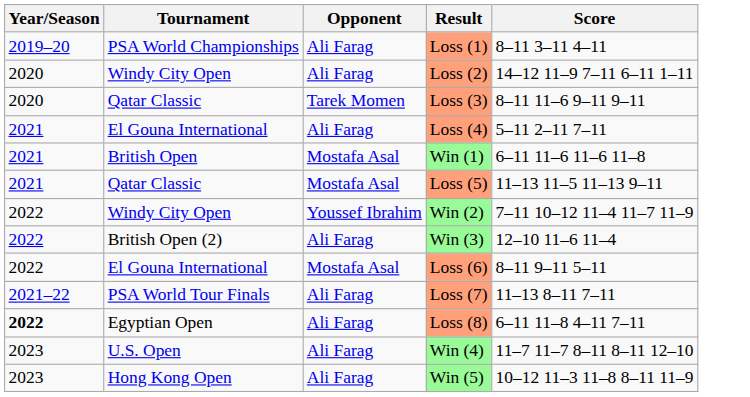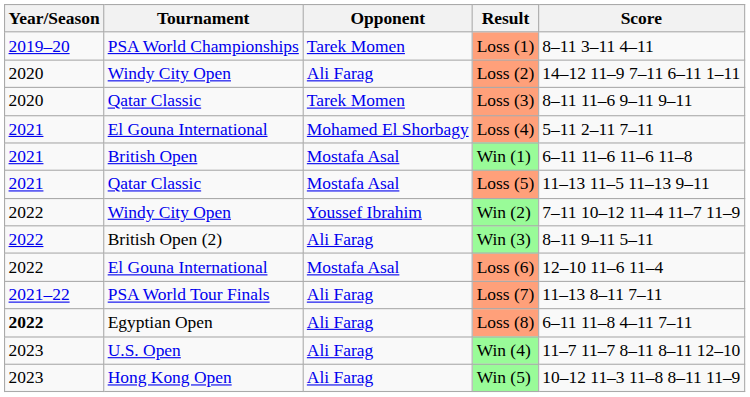(340, 45) Ali Farag -> (356, 45) Tarek Momen
(340, 128) Ali Farag -> (388, 128) Mohamed El Shorbagy
(556, 239) 12–10 11–6 11–4 -> (598, 239) 8–11 9–11 5–11
(551, 267) 8–11 9–11 5–11 -> (603, 267) 12–10 11–6 11–4
